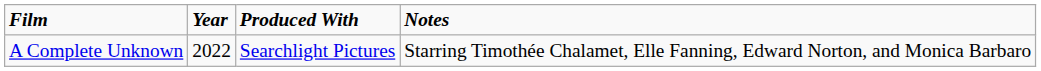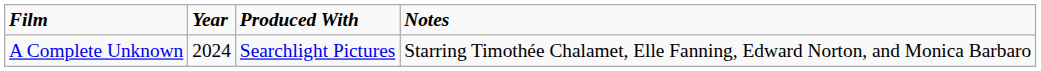(212, 50) 2022 -> (212, 50) 2024
